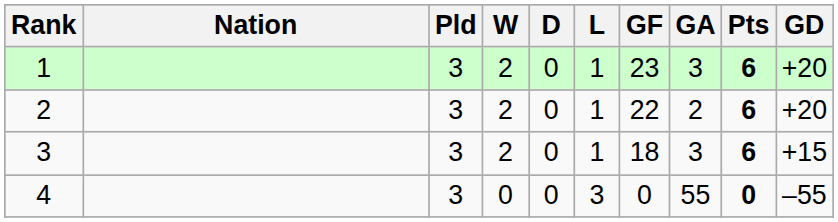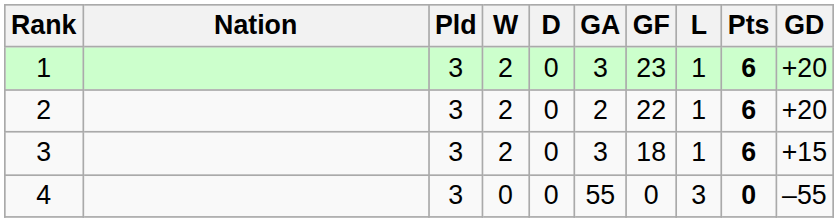columns swapped: (597, 25) <-> (695, 25)
